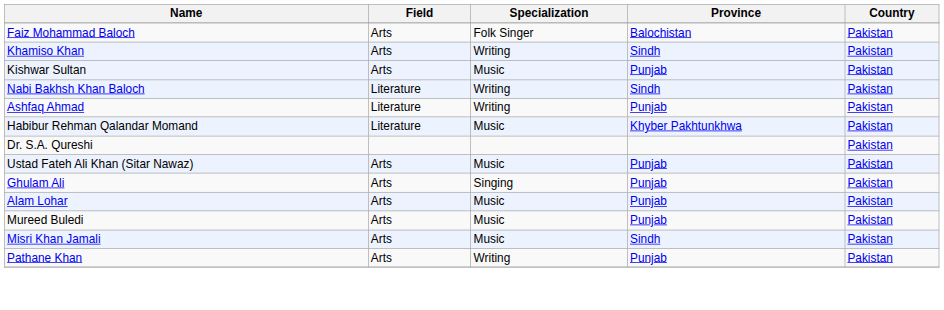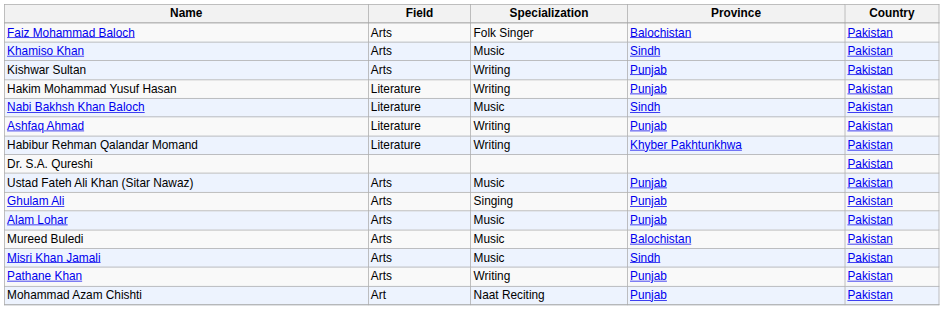(492, 51) Writing -> (489, 51) Music
(489, 70) Music -> (492, 70) Writing
+ row: (92, 88)
(492, 88) Writing -> (489, 107) Music
(489, 126) Music -> (492, 145) Writing
(648, 220) Punjab -> (661, 239) Balochistan
+ row: (75, 295)
